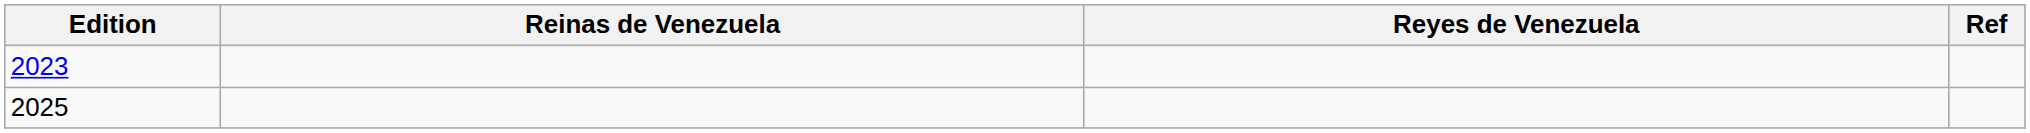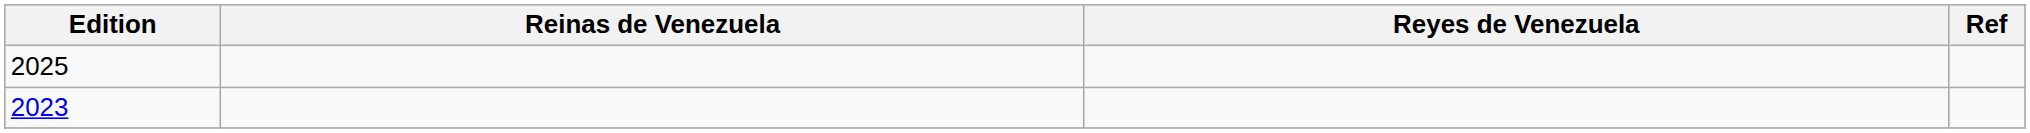rows swapped: (40, 107) <-> (40, 66)
